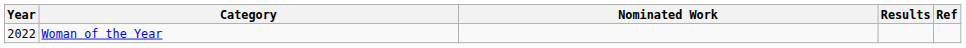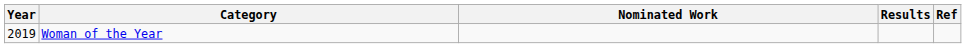(22, 33) 2022 -> (22, 33) 2019
